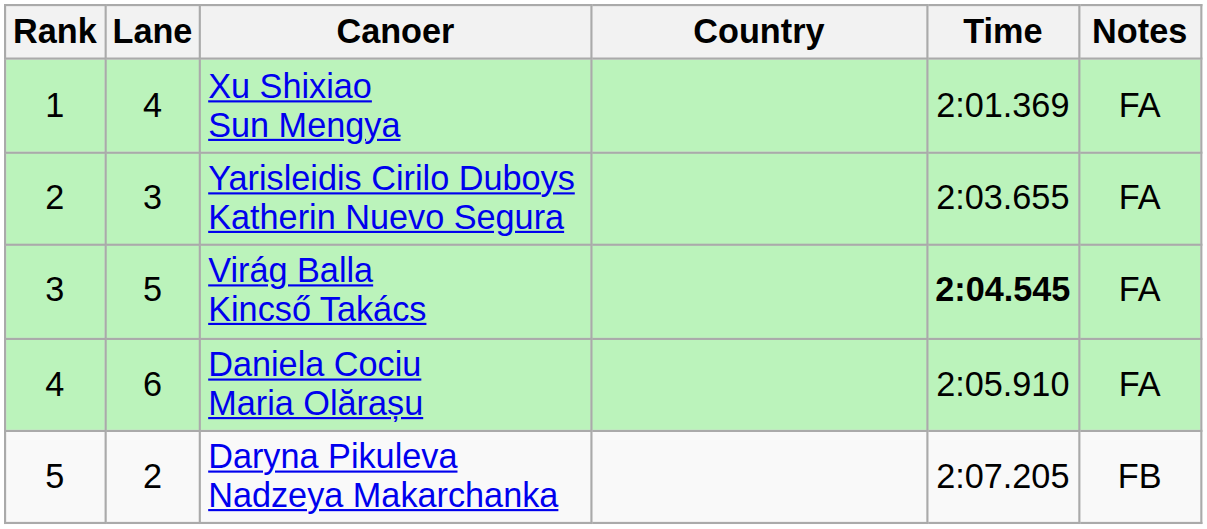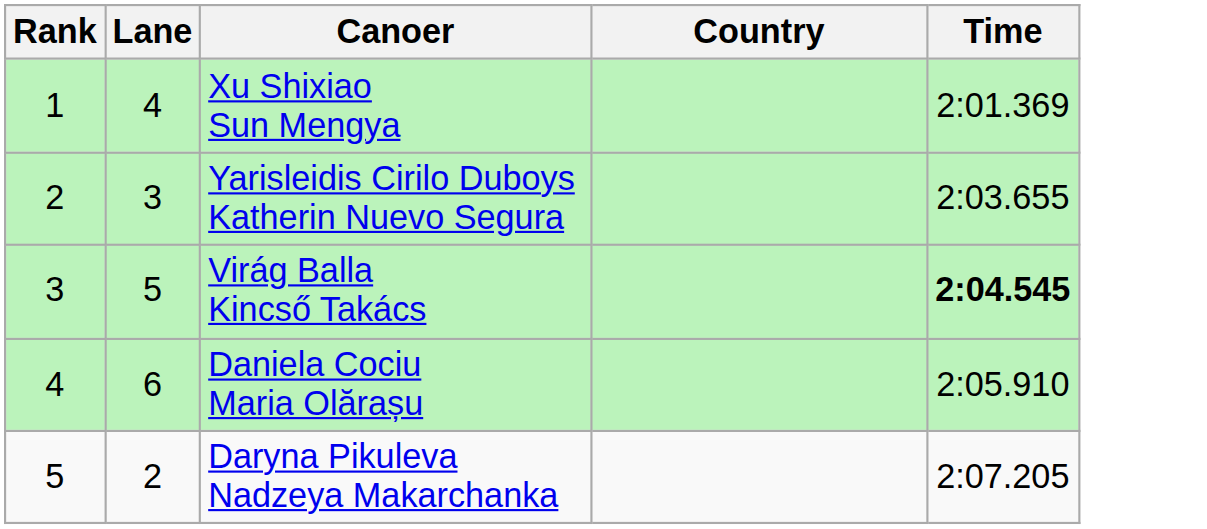- column: (1140, 31)
